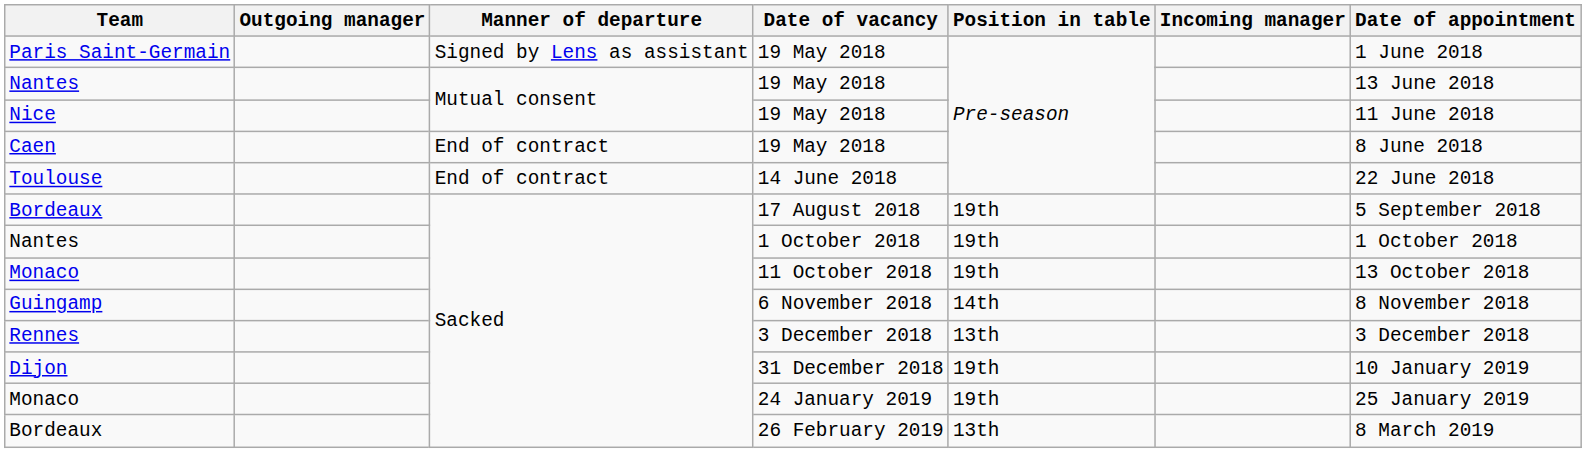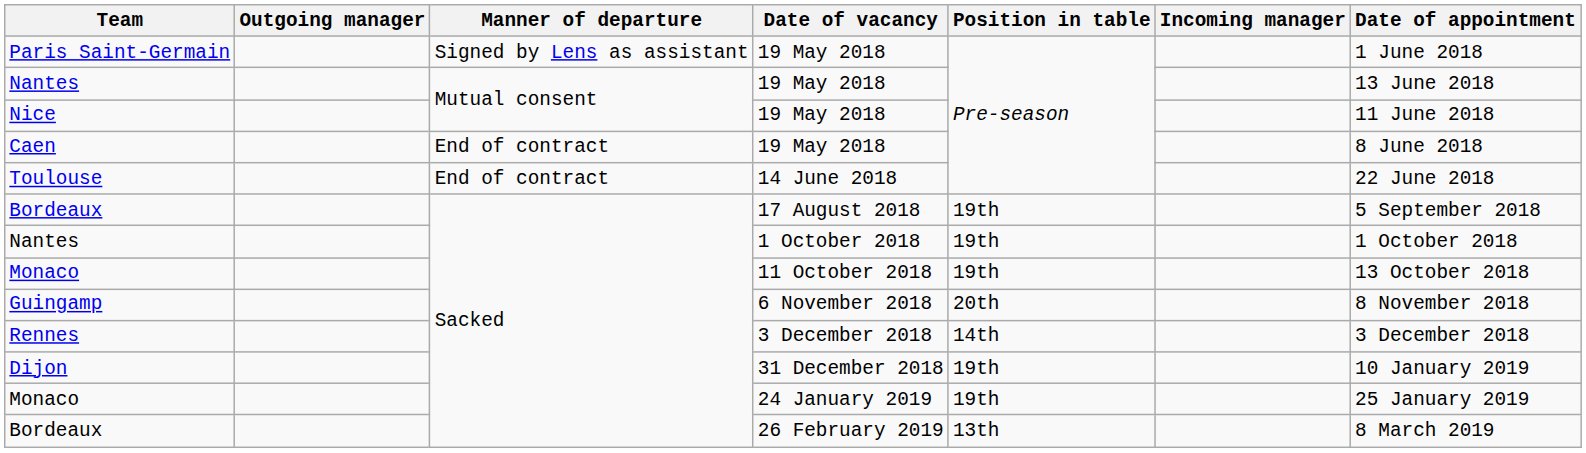(976, 305) 14th -> (976, 305) 20th
(976, 336) 13th -> (976, 336) 14th
